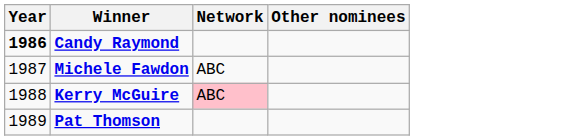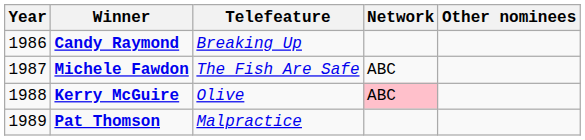+ column: (278, 18)
(28, 44) bold -> (28, 44) normal
